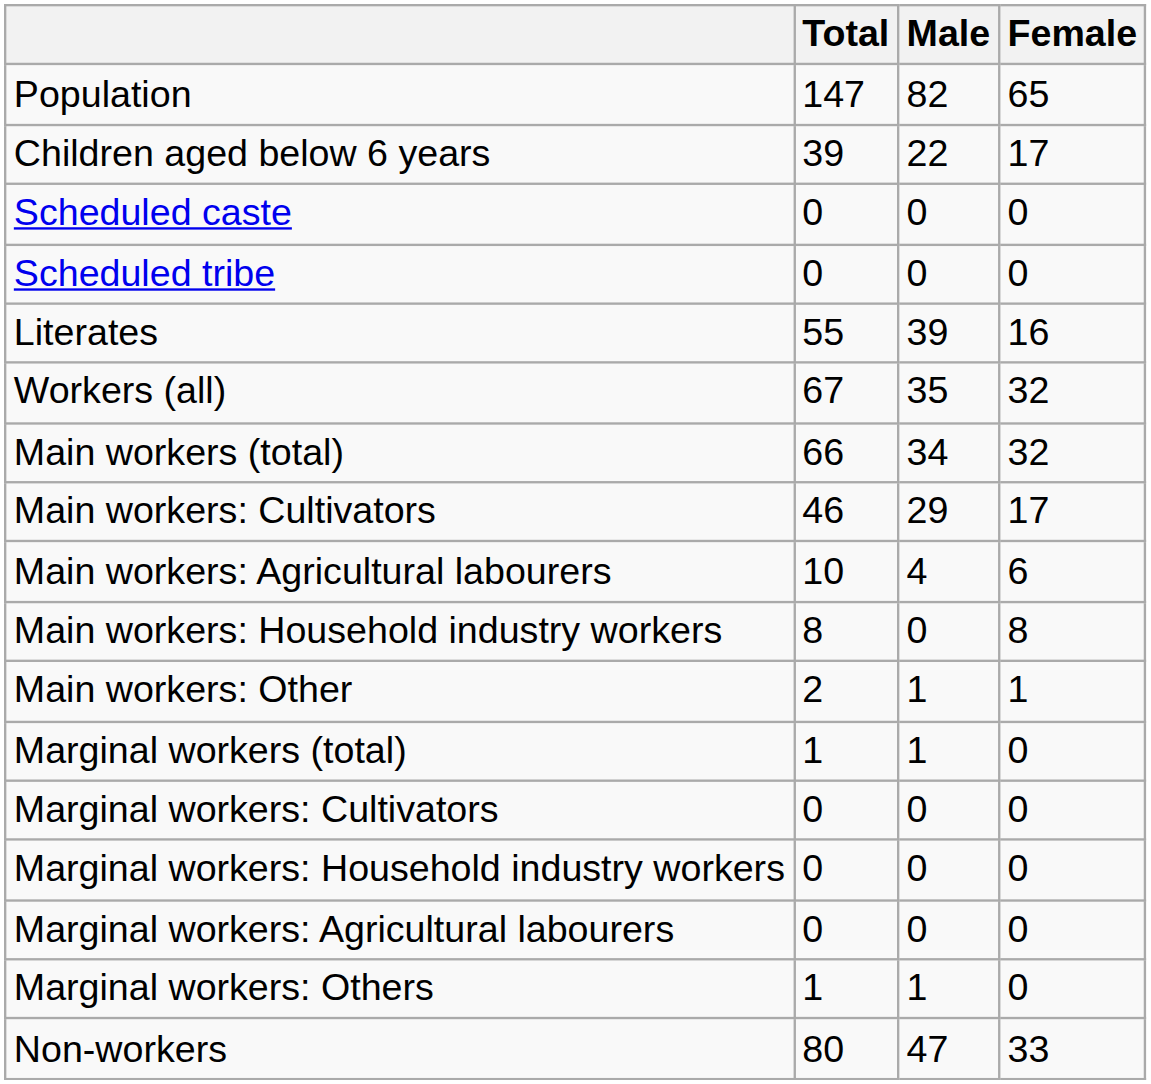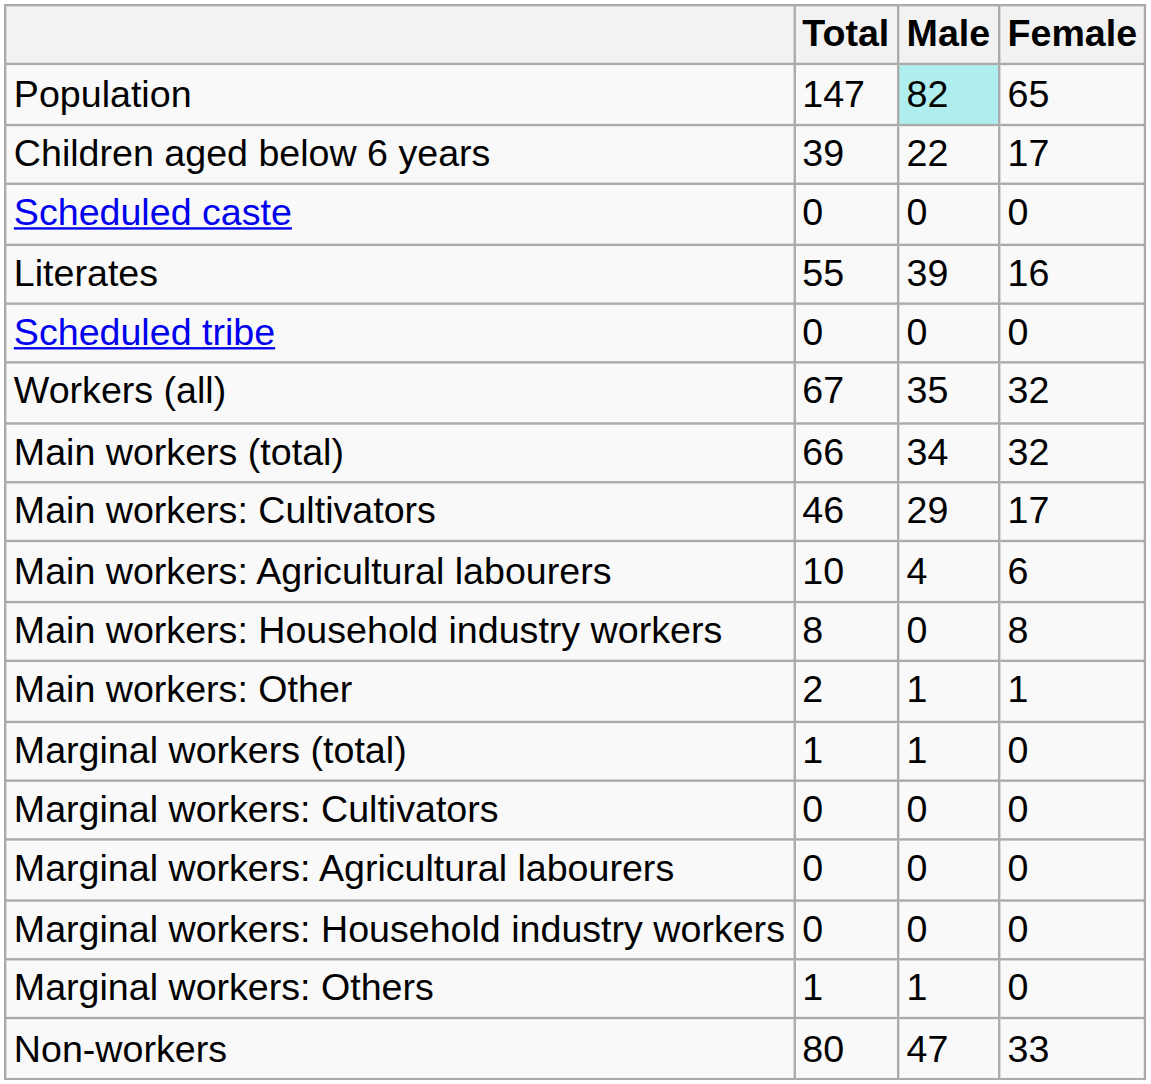(928, 93) no background -> (928, 93) paleturquoise background
rows swapped: (144, 272) <-> (86, 332)
rows swapped: (344, 928) <-> (399, 869)
